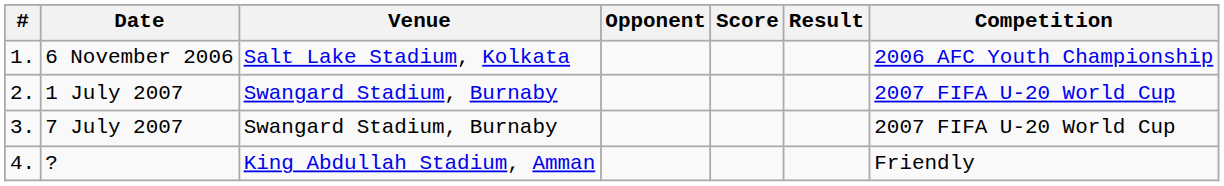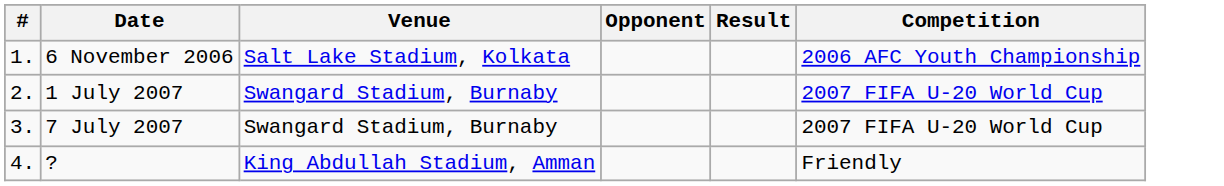- column: (747, 22)
